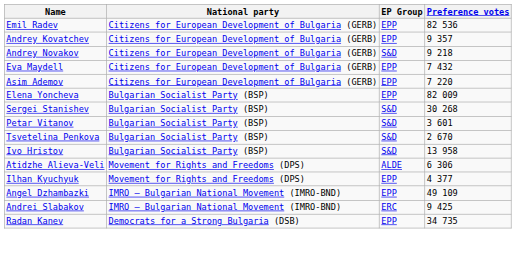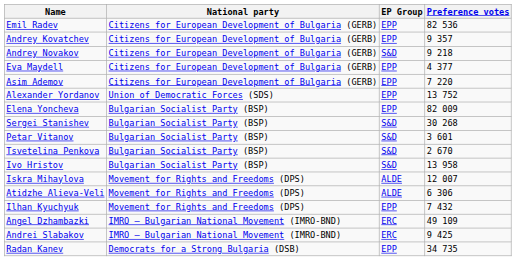(440, 67) 7 432 -> (440, 67) 4 377
+ row: (53, 95)
+ row: (45, 179)
(440, 179) 4 377 -> (440, 207) 7 432
(389, 193) EPP -> (389, 221) ERC
